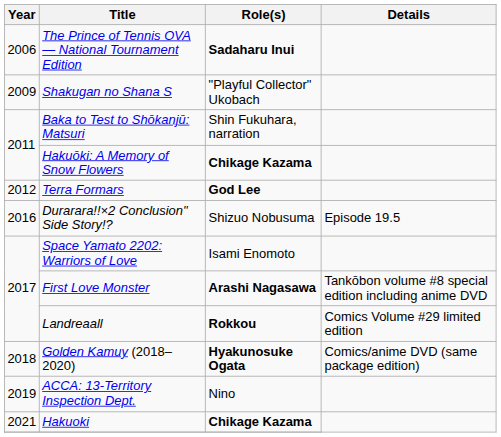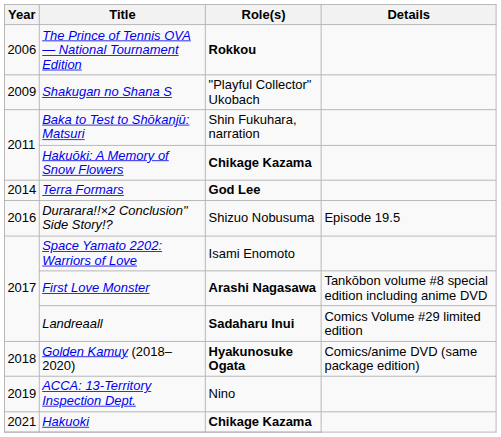(251, 49) Sadaharu Inui -> (232, 49) Rokkou
(22, 190) 2012 -> (22, 190) 2014
(232, 323) Rokkou -> (251, 323) Sadaharu Inui
